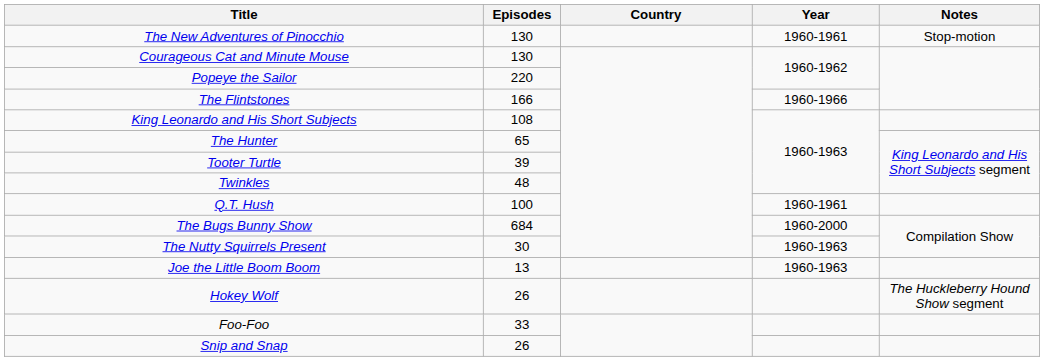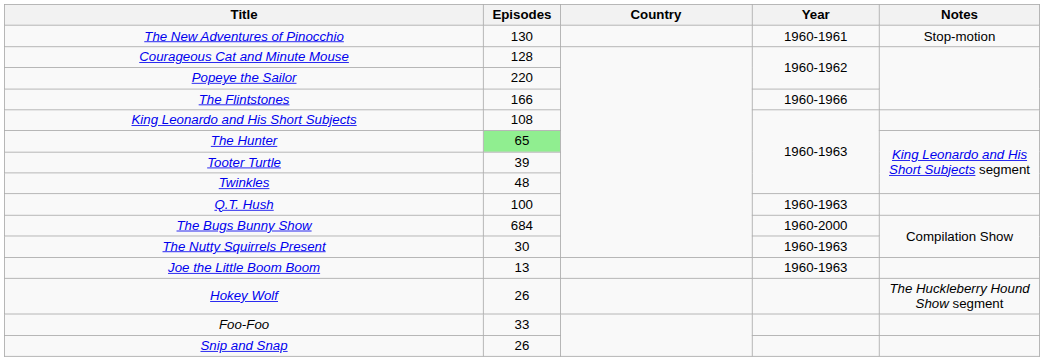(522, 57) 130 -> (522, 57) 128
(522, 141) no background -> (522, 141) lightgreen background
(816, 204) 1960-1961 -> (816, 204) 1960-1963
